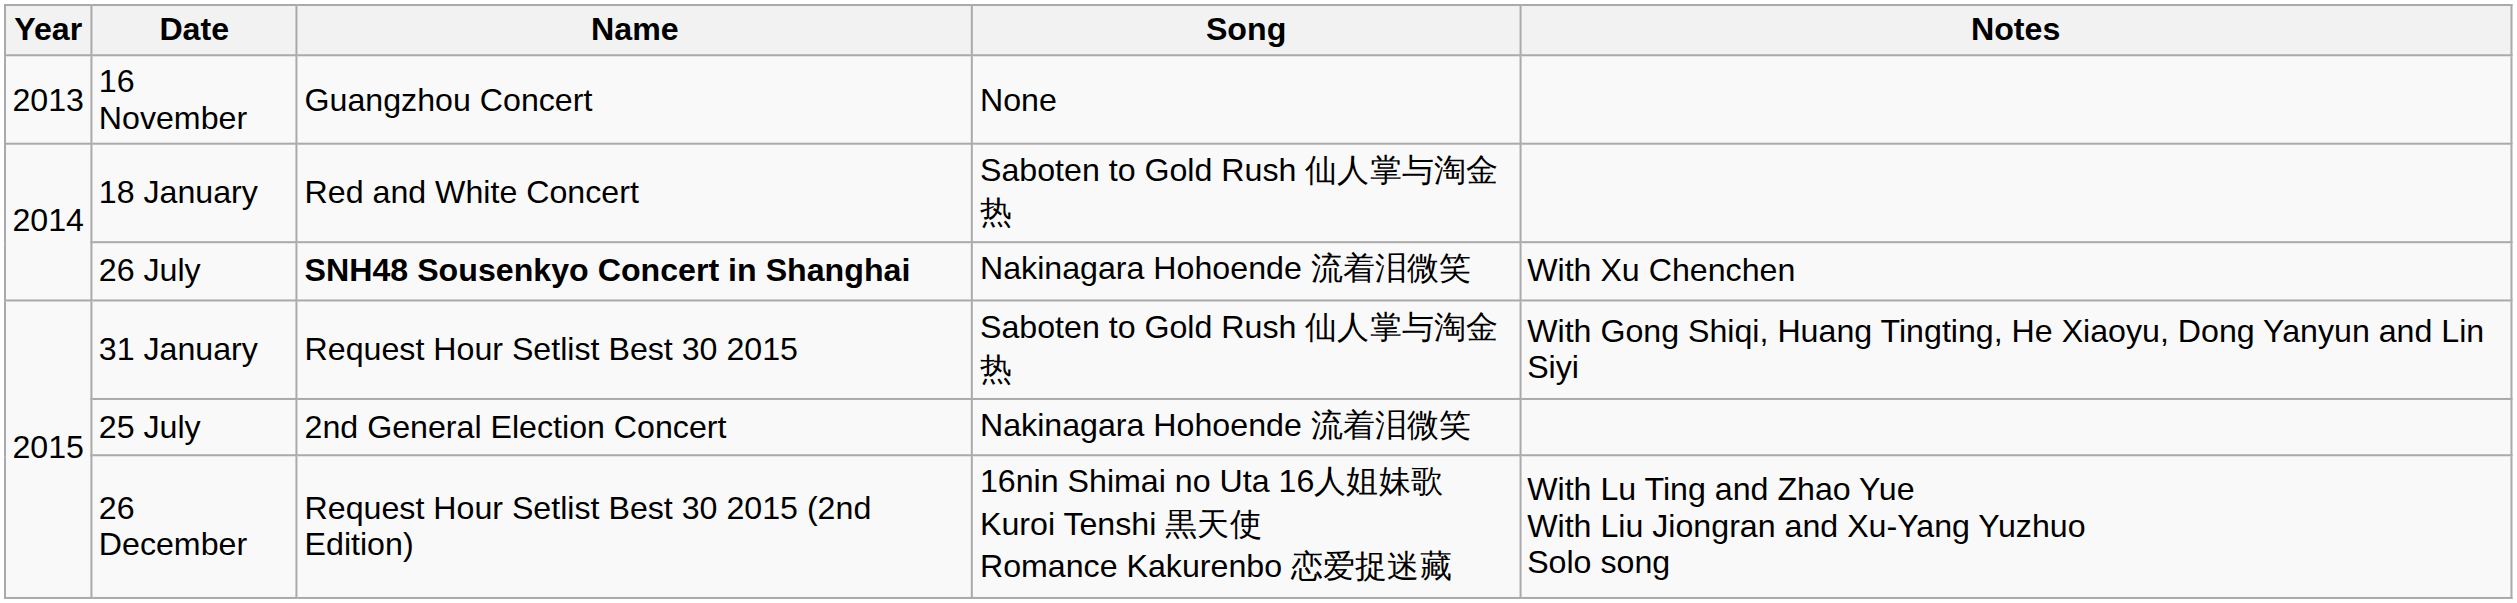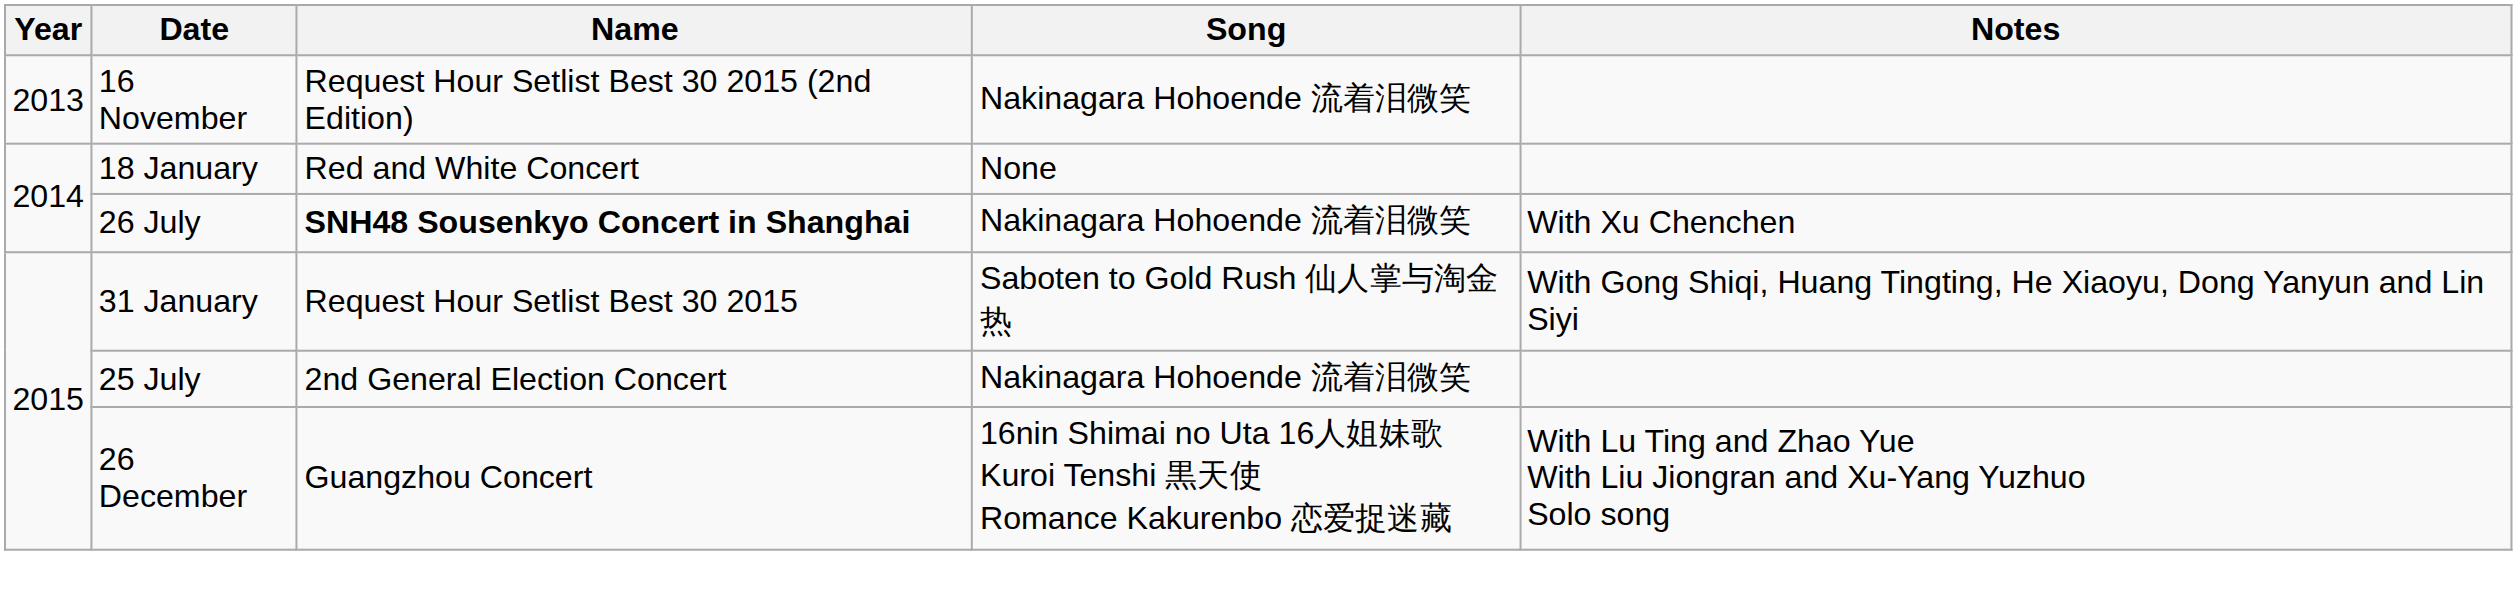(448, 99) Guangzhou Concert -> (588, 99) Request Hour Setlist Best 30 2015 (2nd Edition)
(1018, 99) None -> (1226, 98) Nakinagara Hohoende 流着泪微笑
(1239, 191) Saboten to Gold Rush 仙人掌与淘金热 -> (1018, 168) None
(588, 525) Request Hour Setlist Best 30 2015 (2nd Edition) -> (448, 477) Guangzhou Concert
